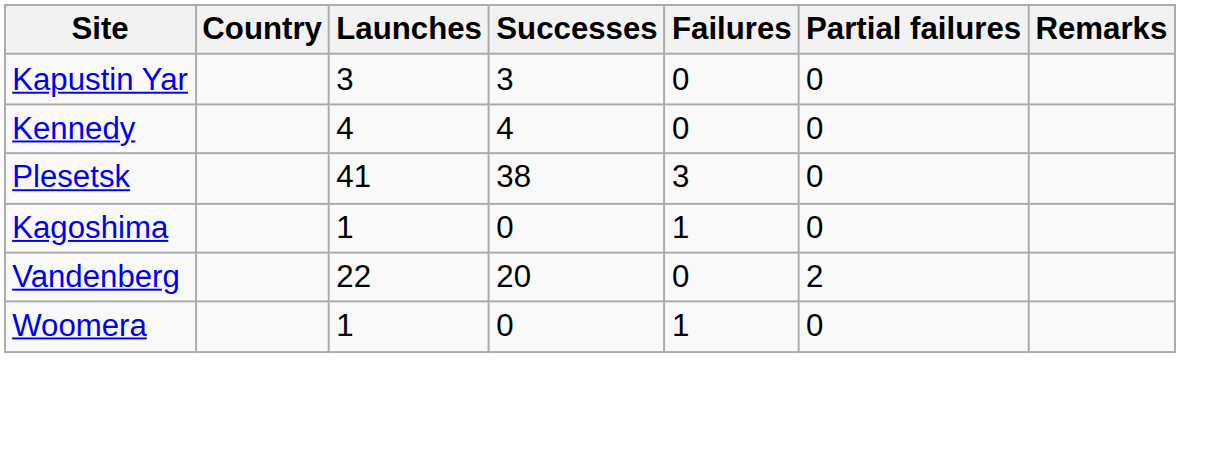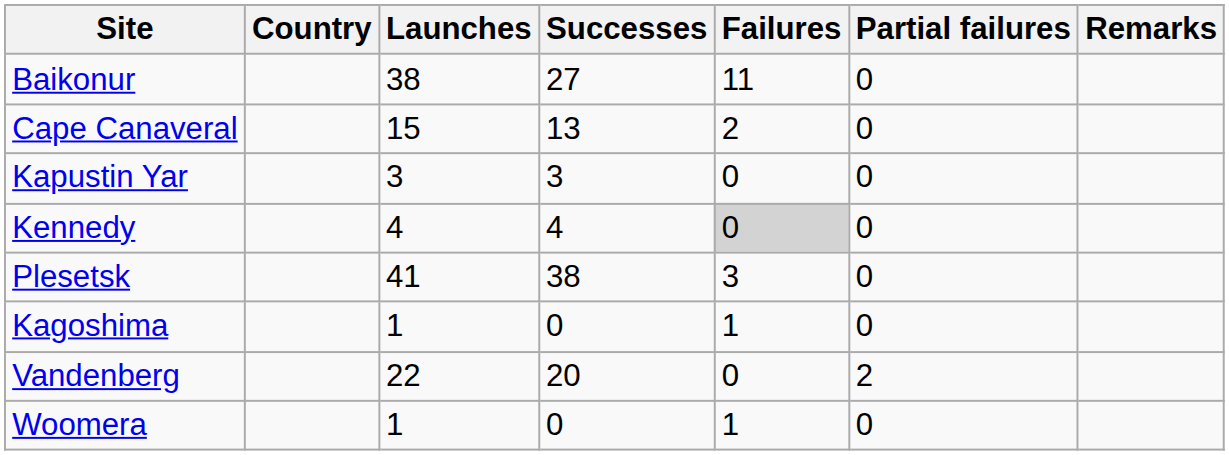+ row: (74, 78)
+ row: (125, 128)
(681, 128) no background -> (730, 227) lightgrey background
